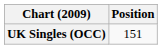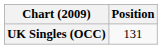(133, 34) 151 -> (133, 34) 131
